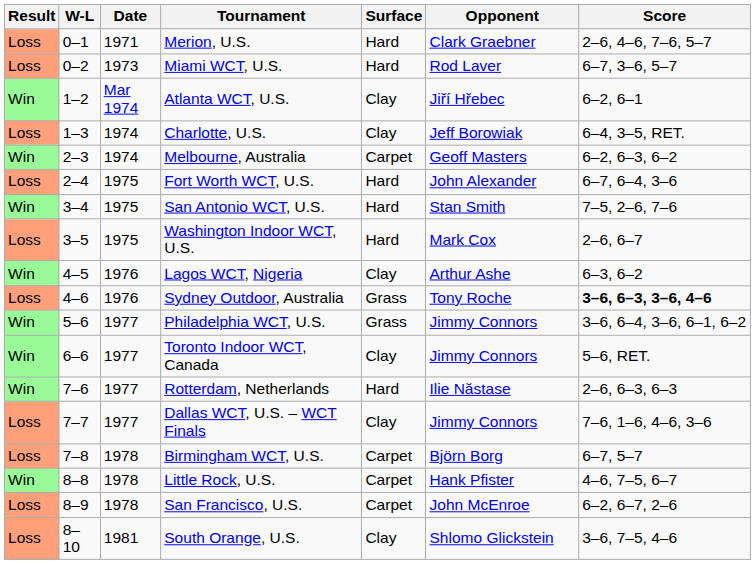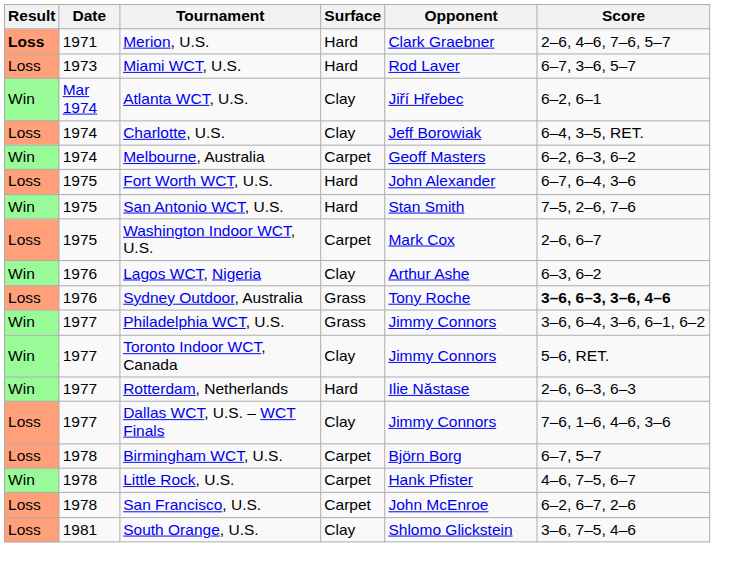- column: (80, 16)
(24, 41) normal -> (26, 41) bold
(382, 239) Hard -> (348, 239) Carpet
